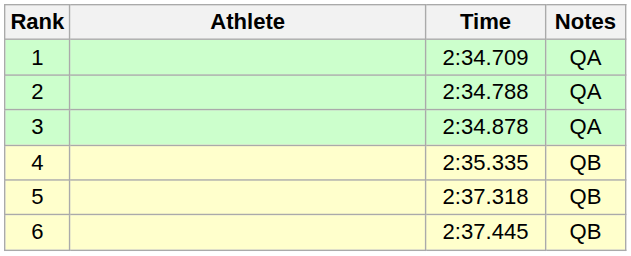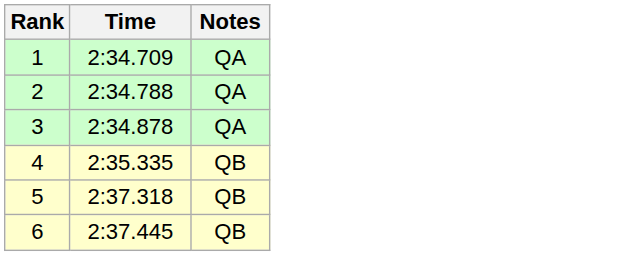- column: (248, 22)
